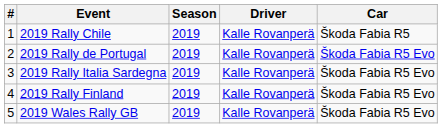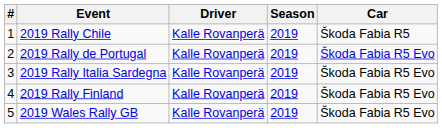columns swapped: (194, 14) <-> (268, 14)
